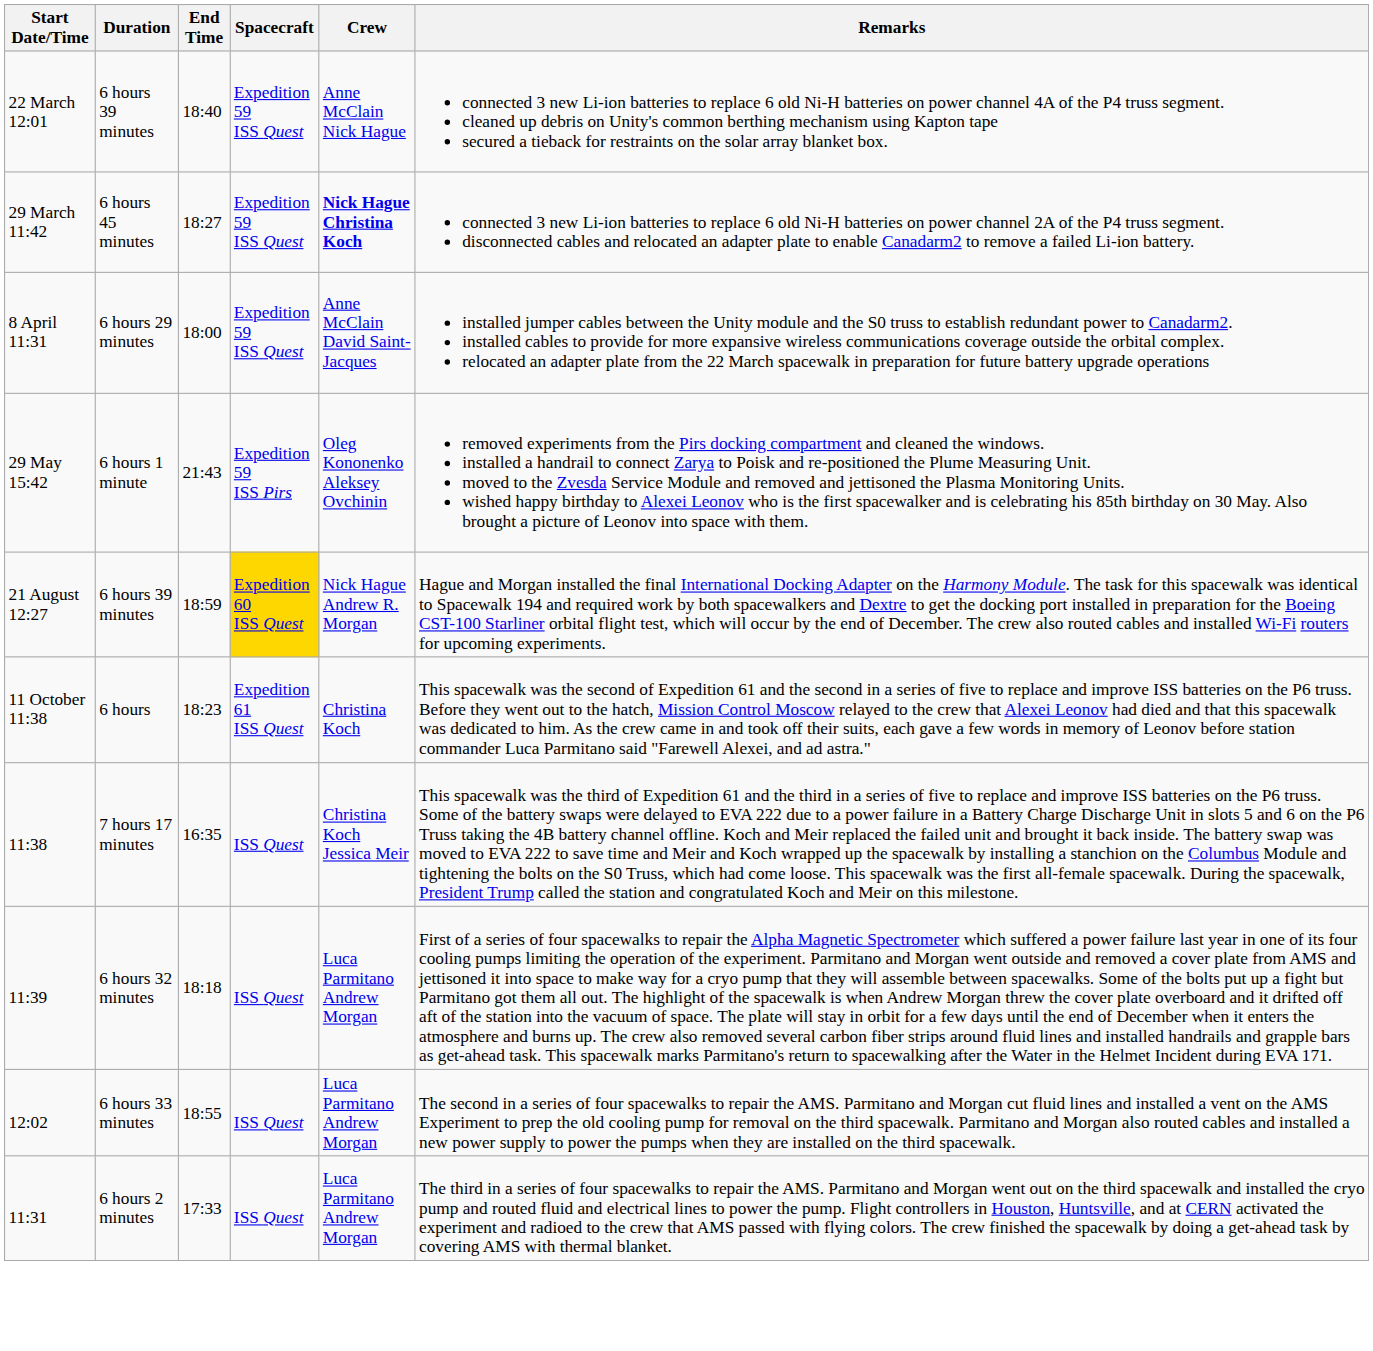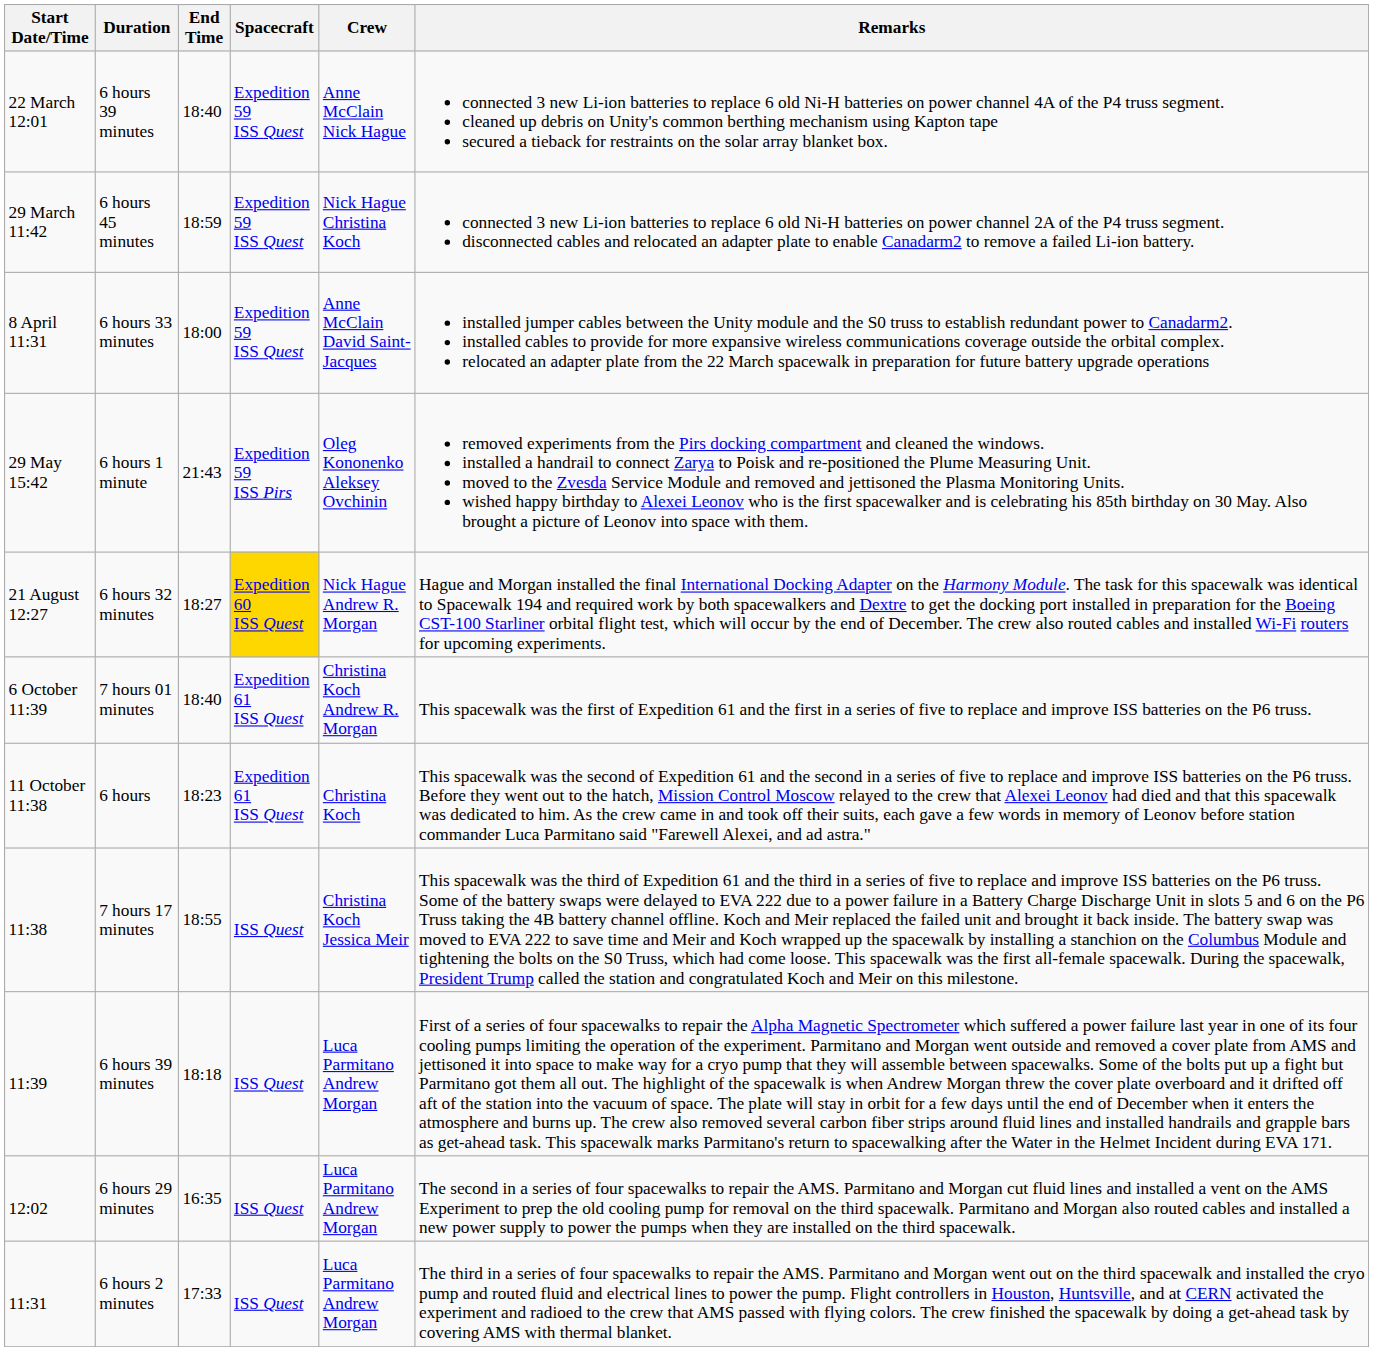(202, 222) 18:27 -> (202, 222) 18:59
(366, 222) bold -> (364, 222) normal
(136, 332) 6 hours 29 minutes -> (136, 332) 6 hours 33 minutes
(136, 604) 6 hours 39 minutes -> (136, 604) 6 hours 32 minutes
(202, 604) 18:59 -> (202, 604) 18:27
+ row: (43, 699)
(202, 834) 16:35 -> (202, 920) 18:55
(136, 988) 6 hours 32 minutes -> (136, 1073) 6 hours 39 minutes
(136, 1112) 6 hours 33 minutes -> (136, 1198) 6 hours 29 minutes
(202, 1112) 18:55 -> (202, 1198) 16:35
